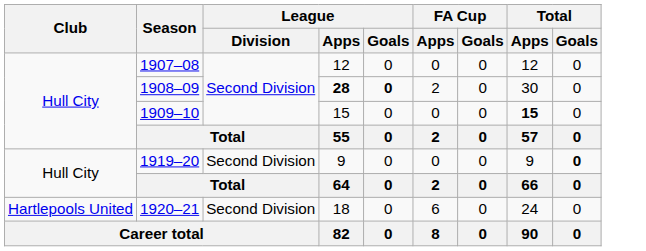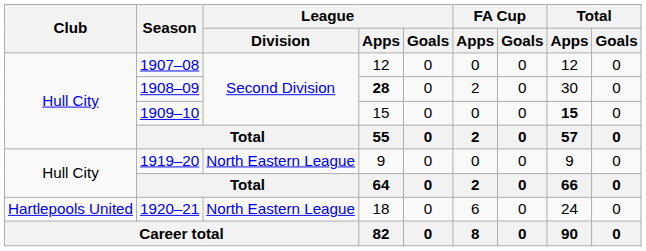(388, 88) bold -> (428, 88) normal
(261, 161) Second Division -> (281, 161) North Eastern League
(577, 161) bold -> (617, 161) normal
(261, 209) Second Division -> (281, 209) North Eastern League
